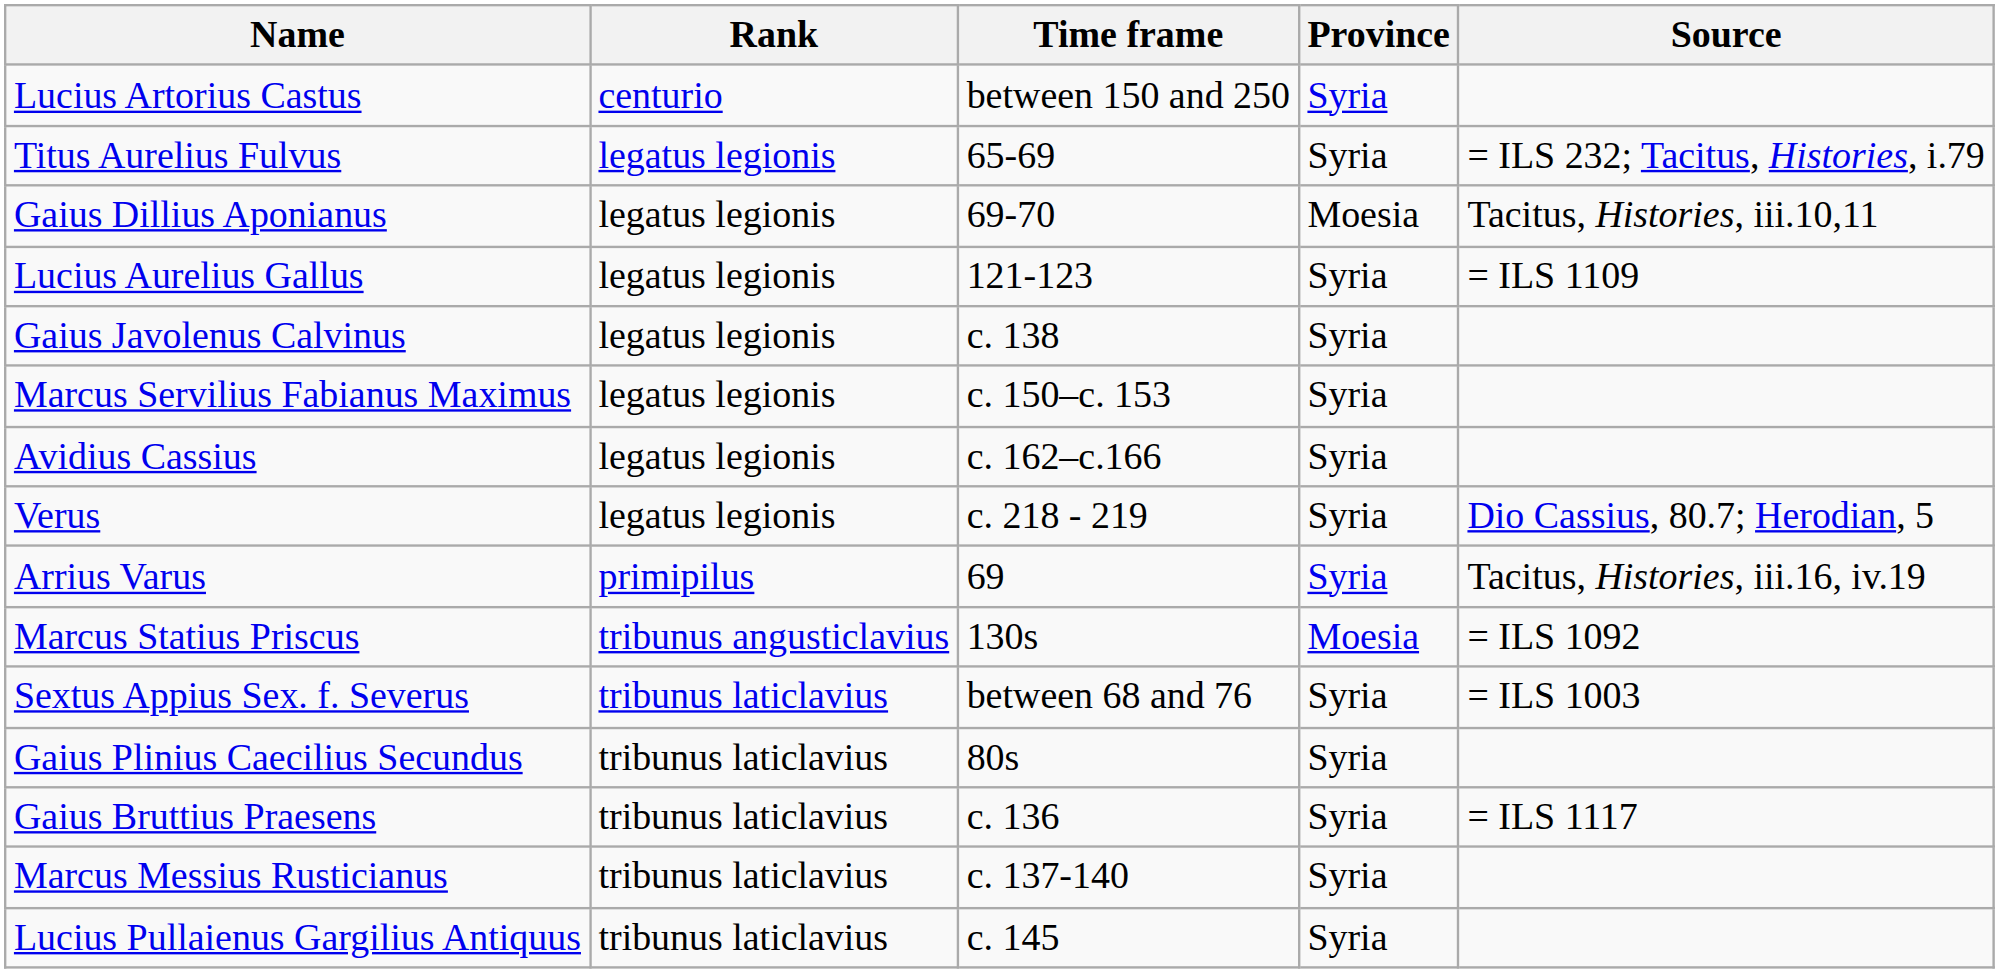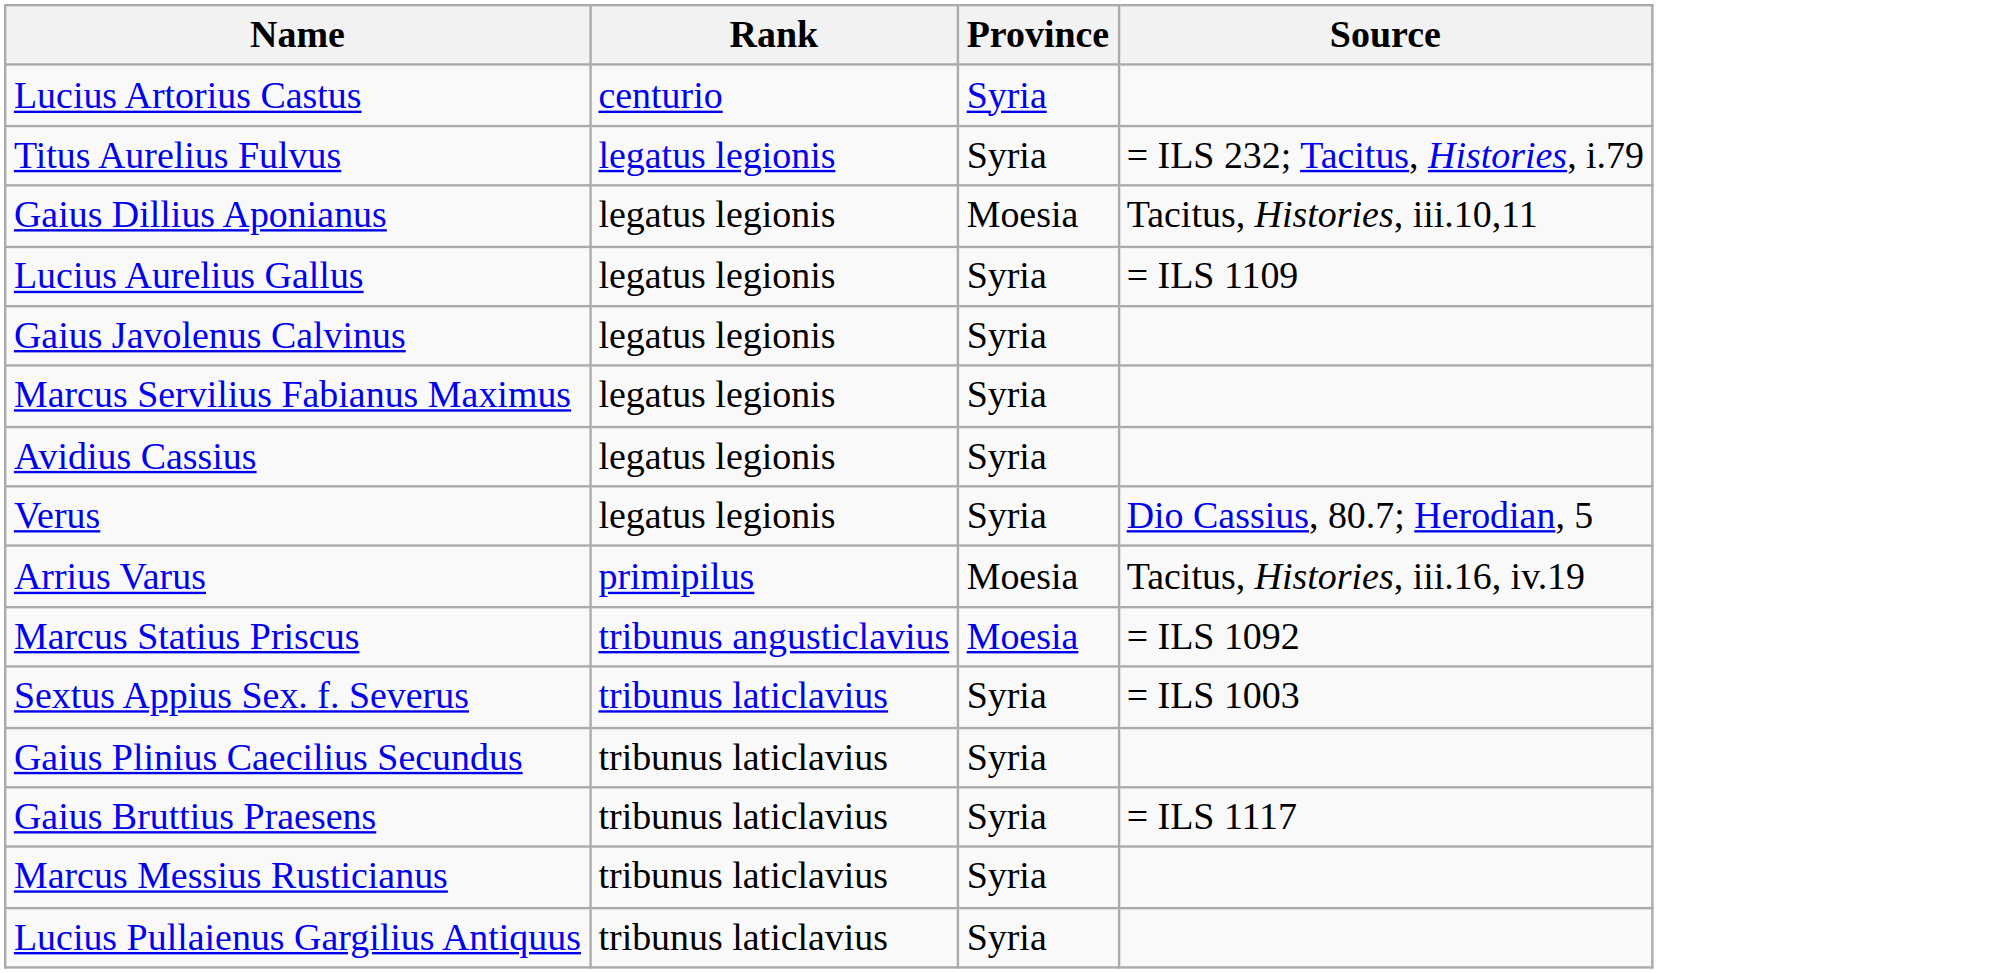- column: (1128, 34)
(1347, 575) Syria -> (1022, 575) Moesia
